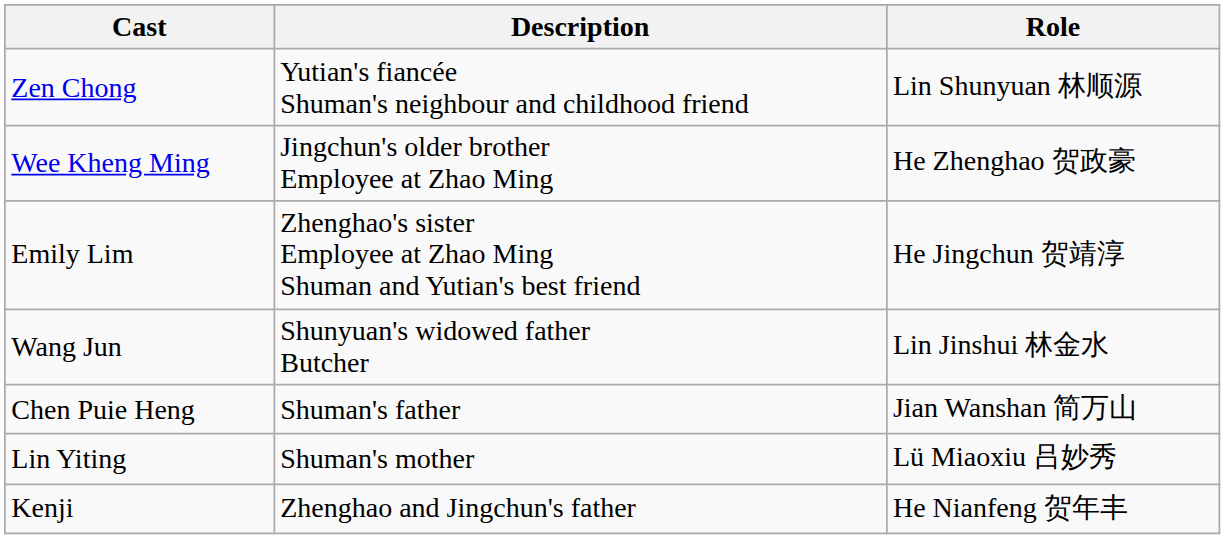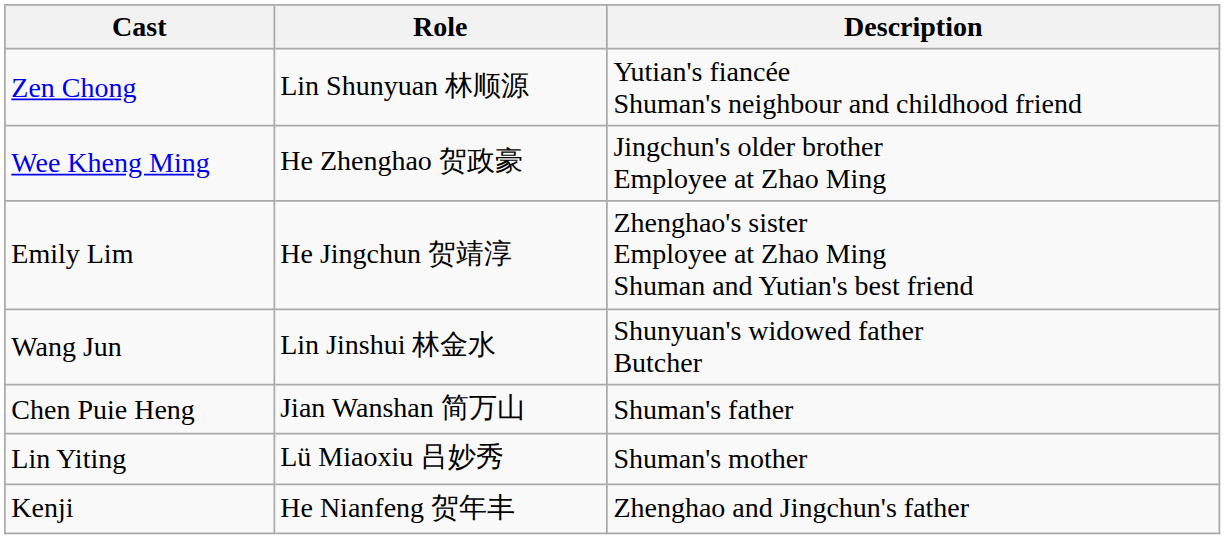columns swapped: (1053, 26) <-> (580, 26)
